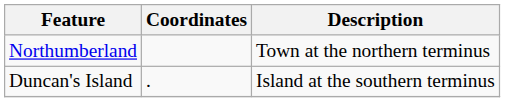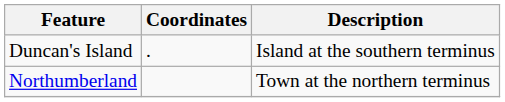rows swapped: (73, 50) <-> (71, 81)
